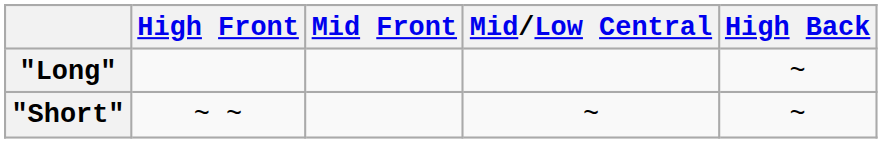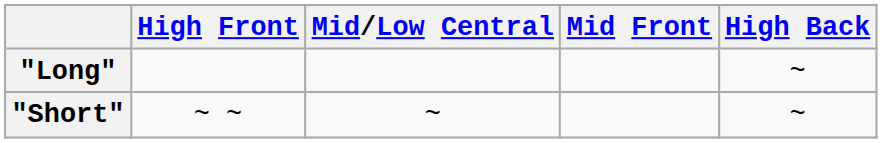columns swapped: (384, 27) <-> (591, 27)
